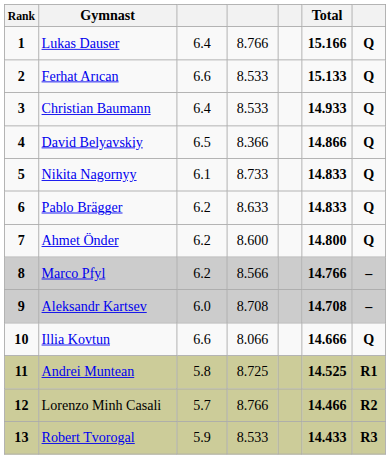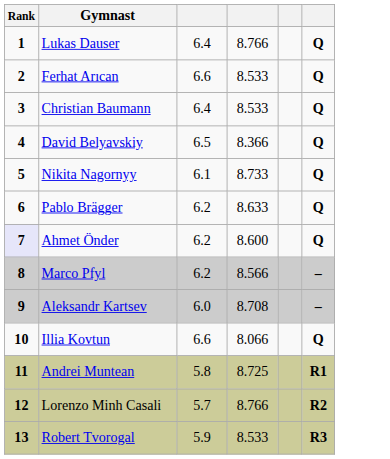- column: (327, 15)
(21, 240) no background -> (21, 240) lavender background
